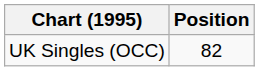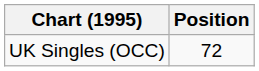(212, 50) 82 -> (212, 50) 72
